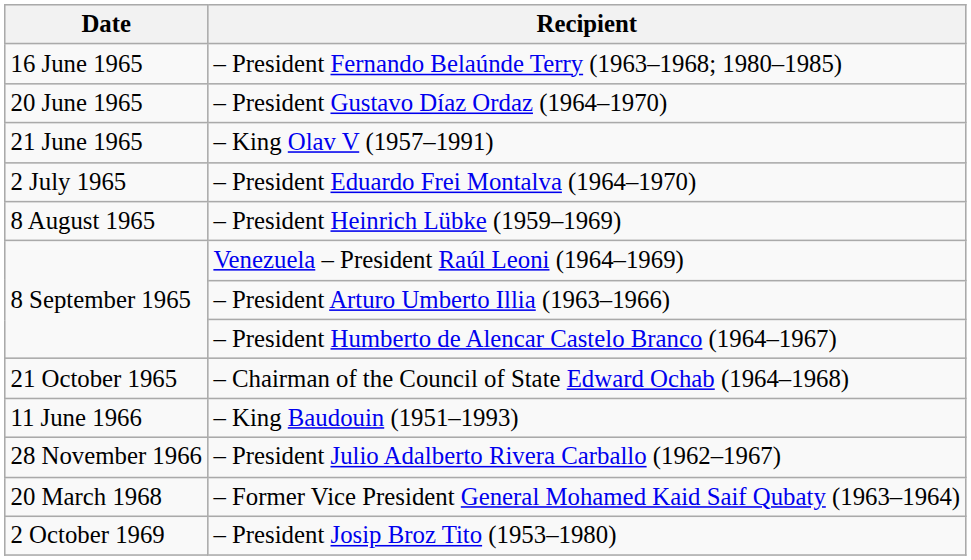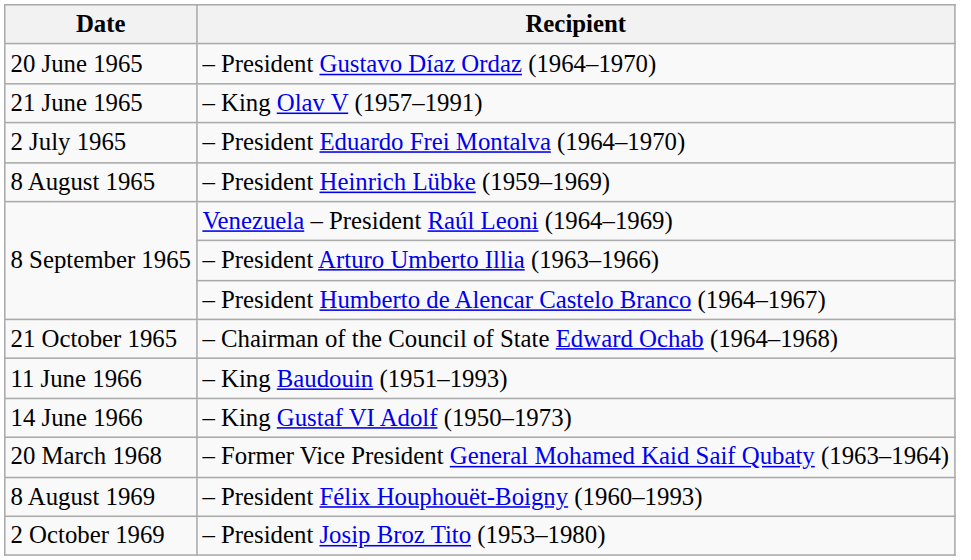- row: (528, 63)
+ row: (387, 417)
- row: (497, 456)
+ row: (452, 496)
